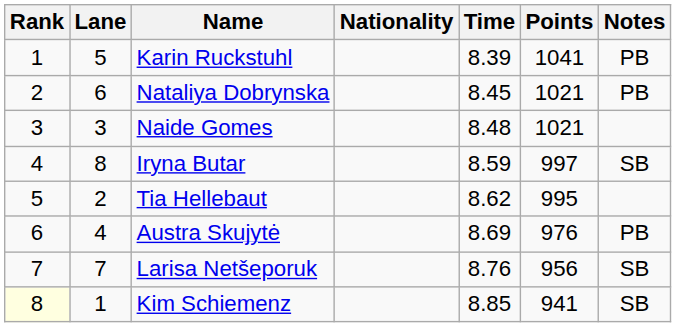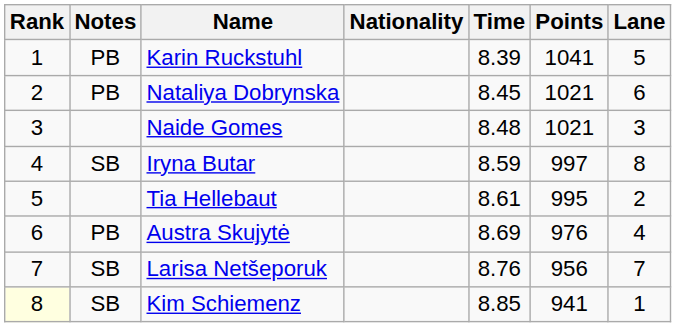columns swapped: (100, 22) <-> (635, 22)
(489, 198) 8.62 -> (499, 198) 8.61
